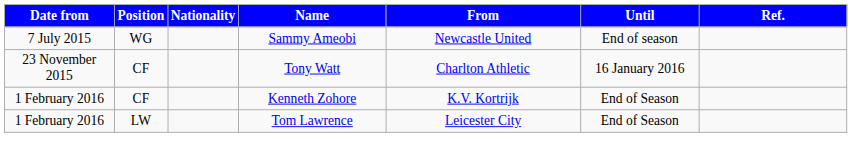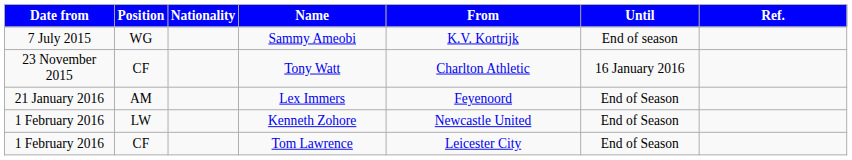(483, 38) Newcastle United -> (483, 38) K.V. Kortrijk
+ row: (312, 99)
(141, 99) CF -> (141, 121) LW
(483, 99) K.V. Kortrijk -> (483, 121) Newcastle United
(141, 121) LW -> (141, 143) CF
